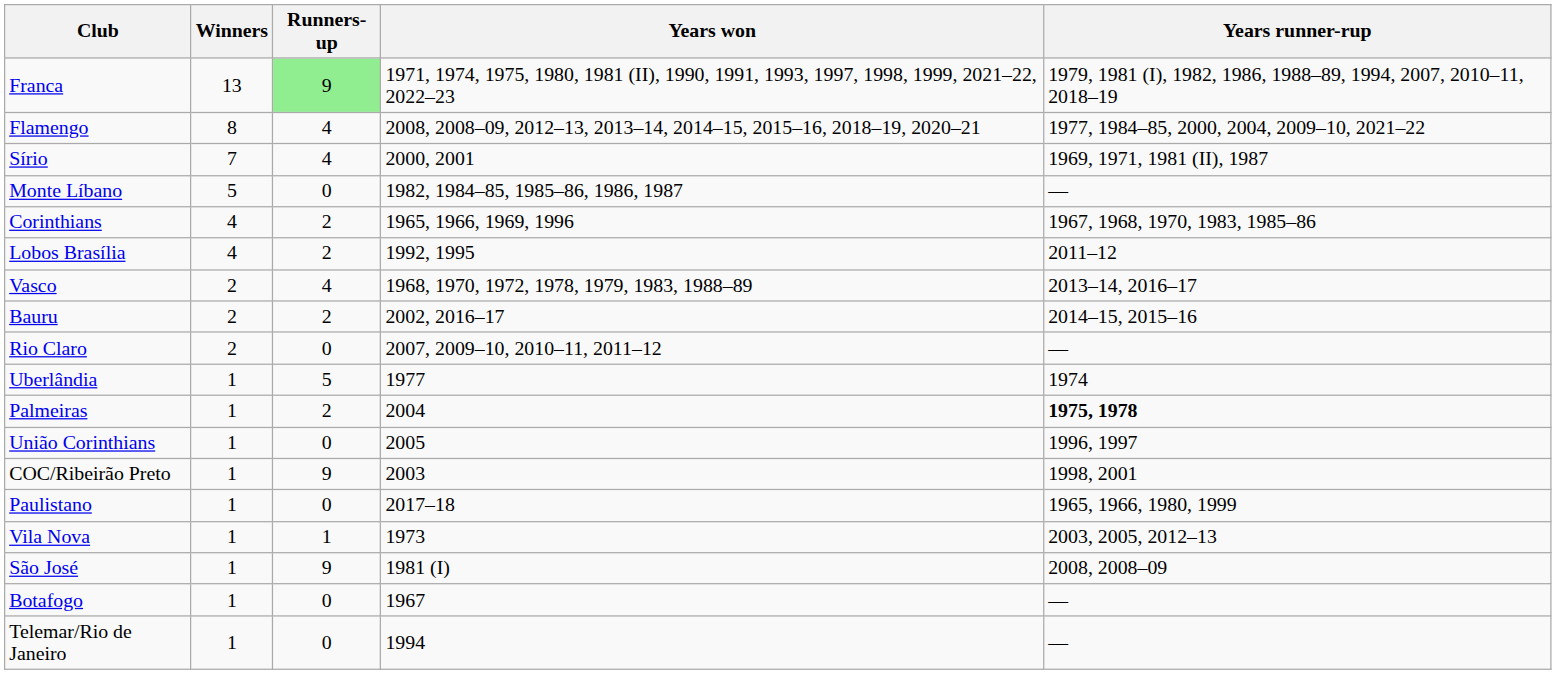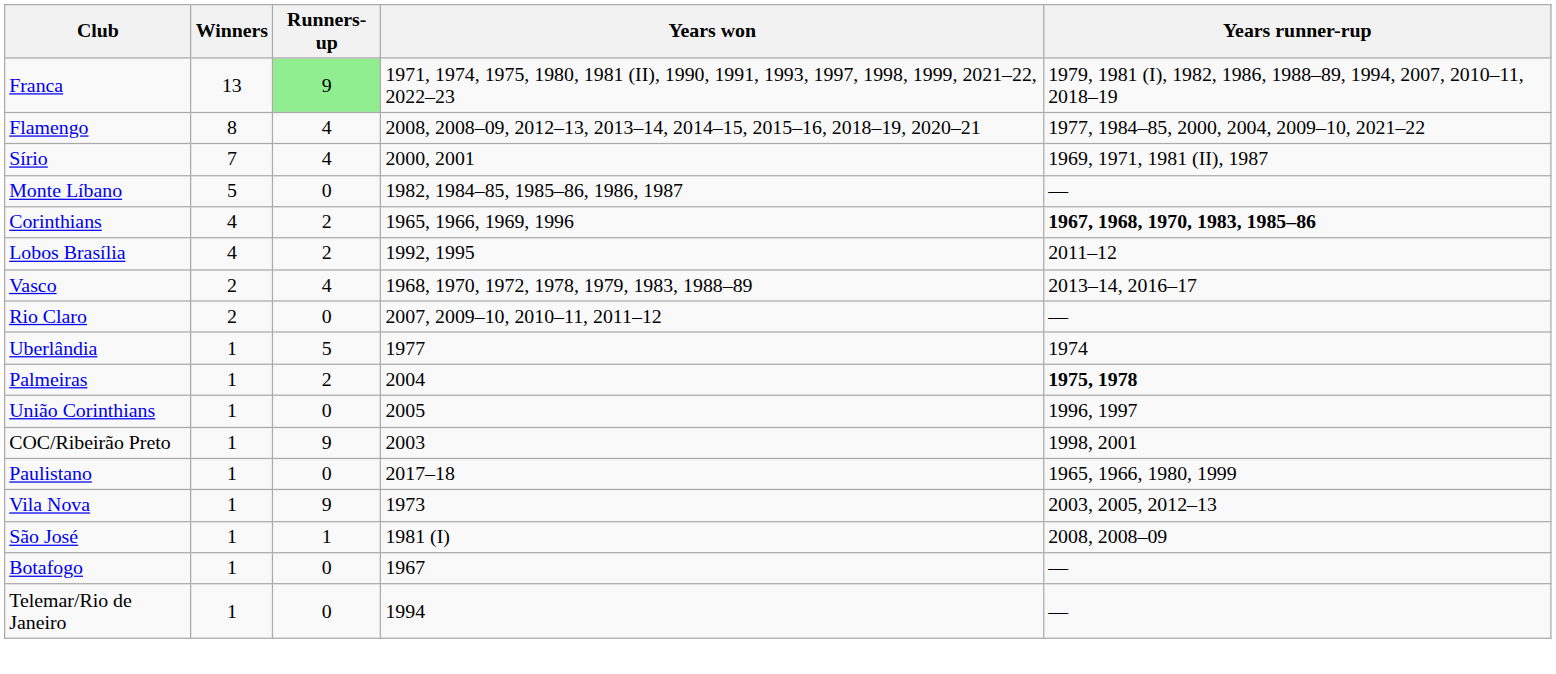(1182, 222) normal -> (1182, 222) bold
- row: (33, 316)
(327, 536) 1 -> (327, 505) 9
(327, 568) 9 -> (327, 536) 1
